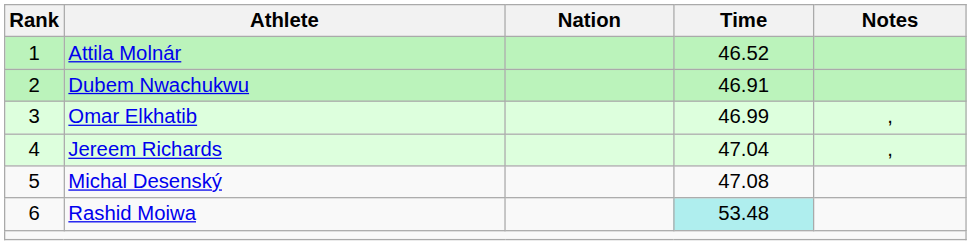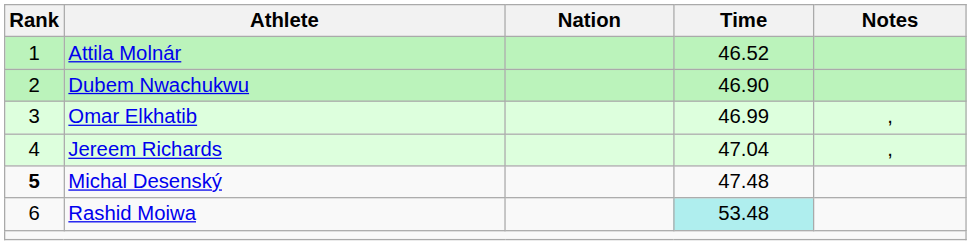(744, 85) 46.91 -> (744, 85) 46.90
(34, 181) normal -> (34, 181) bold
(744, 181) 47.08 -> (744, 181) 47.48
